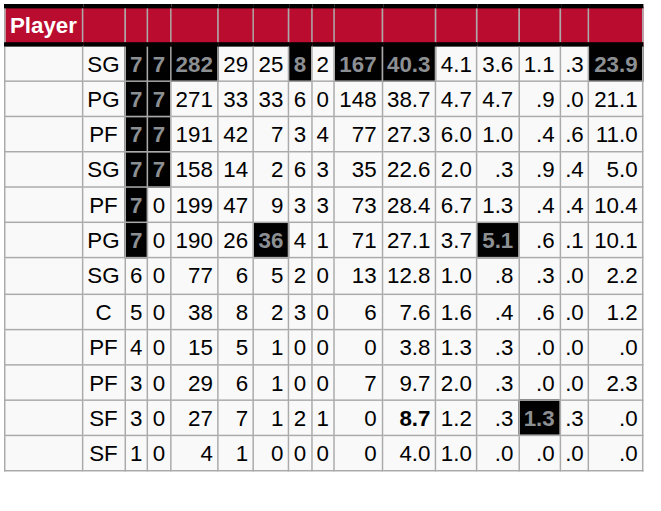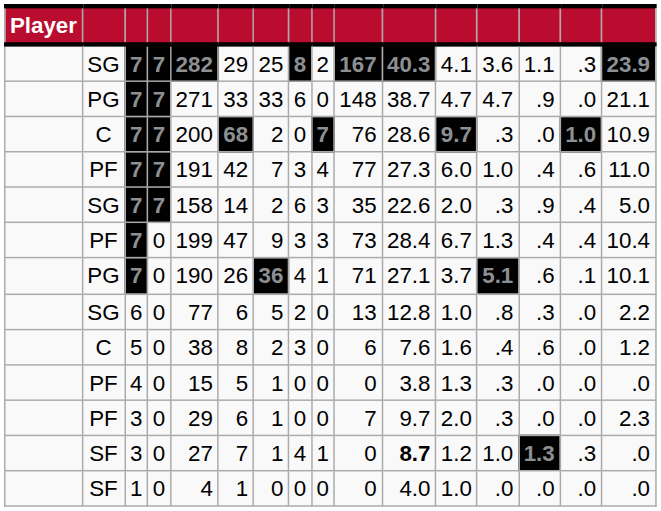+ row: (103, 135)
(300, 418) 2 -> (300, 453) 4
(504, 418) .3 -> (498, 453) 1.0
